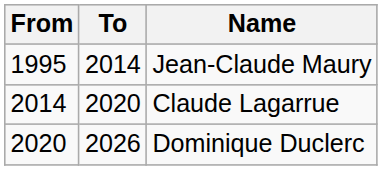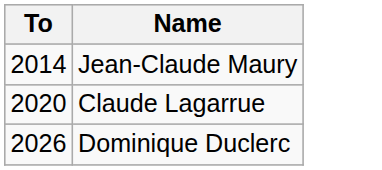- column: (42, 24)
